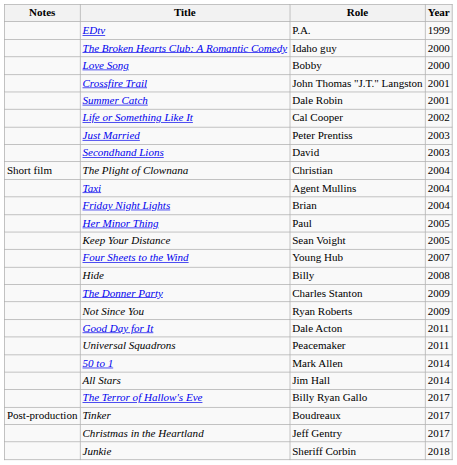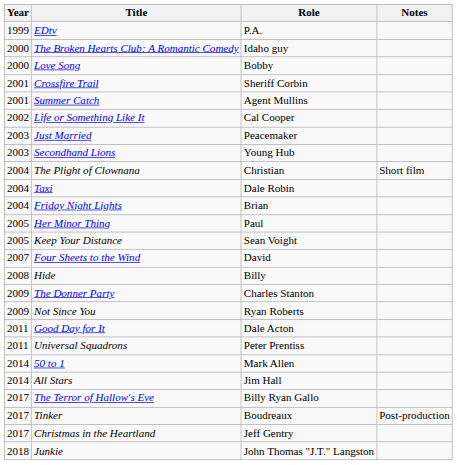columns swapped: (439, 13) <-> (42, 13)
(357, 83) John Thomas "J.T." Langston -> (276, 83) Sheriff Corbin
(318, 100) Dale Robin -> (276, 100) Agent Mullins
(322, 135) Peter Prentiss -> (270, 135) Peacemaker
(306, 153) David -> (269, 153) Young Hub
(324, 188) Agent Mullins -> (269, 188) Dale Robin
(318, 258) Young Hub -> (257, 258) David
(319, 345) Peacemaker -> (274, 345) Peter Prentiss
(324, 450) Sheriff Corbin -> (309, 450) John Thomas "J.T." Langston
